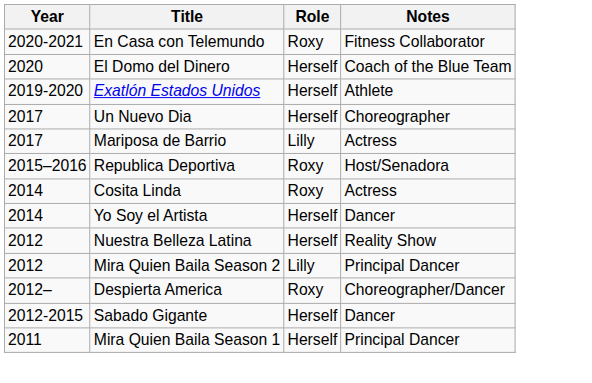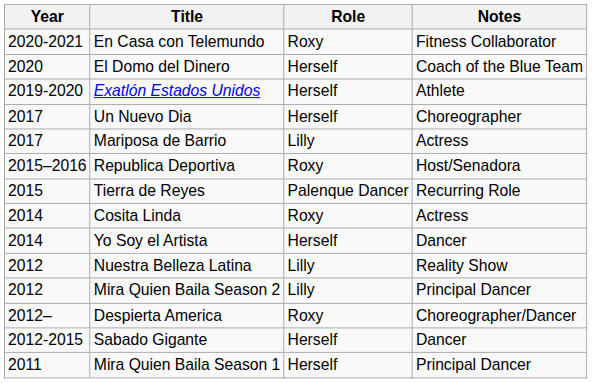+ row: (149, 191)
(312, 240) Herself -> (301, 265) Lilly
